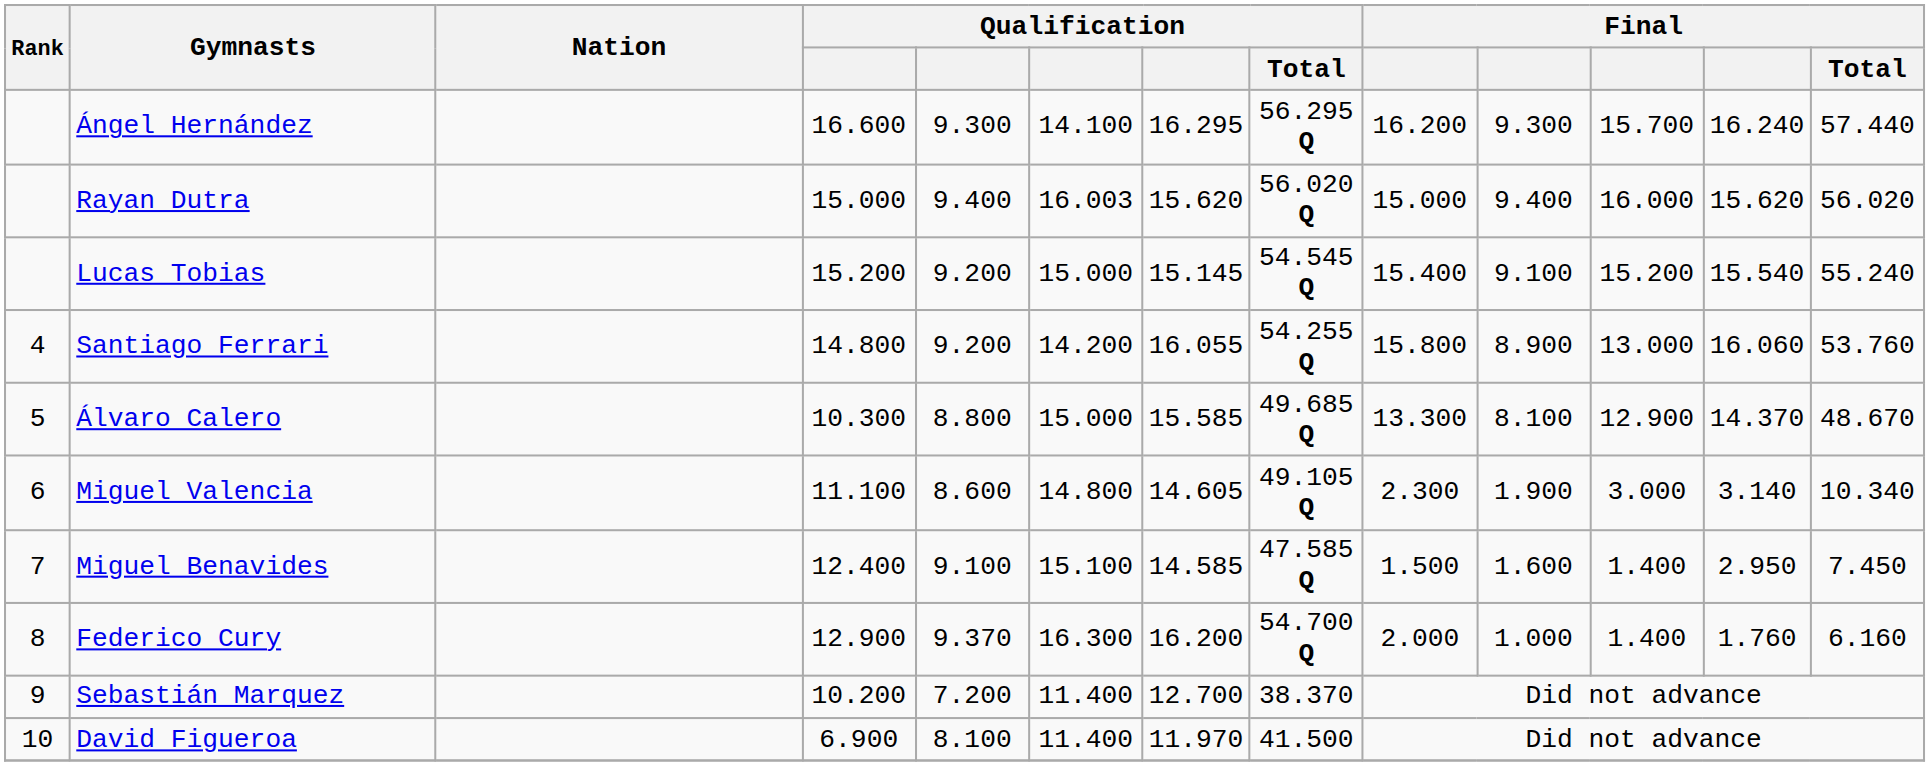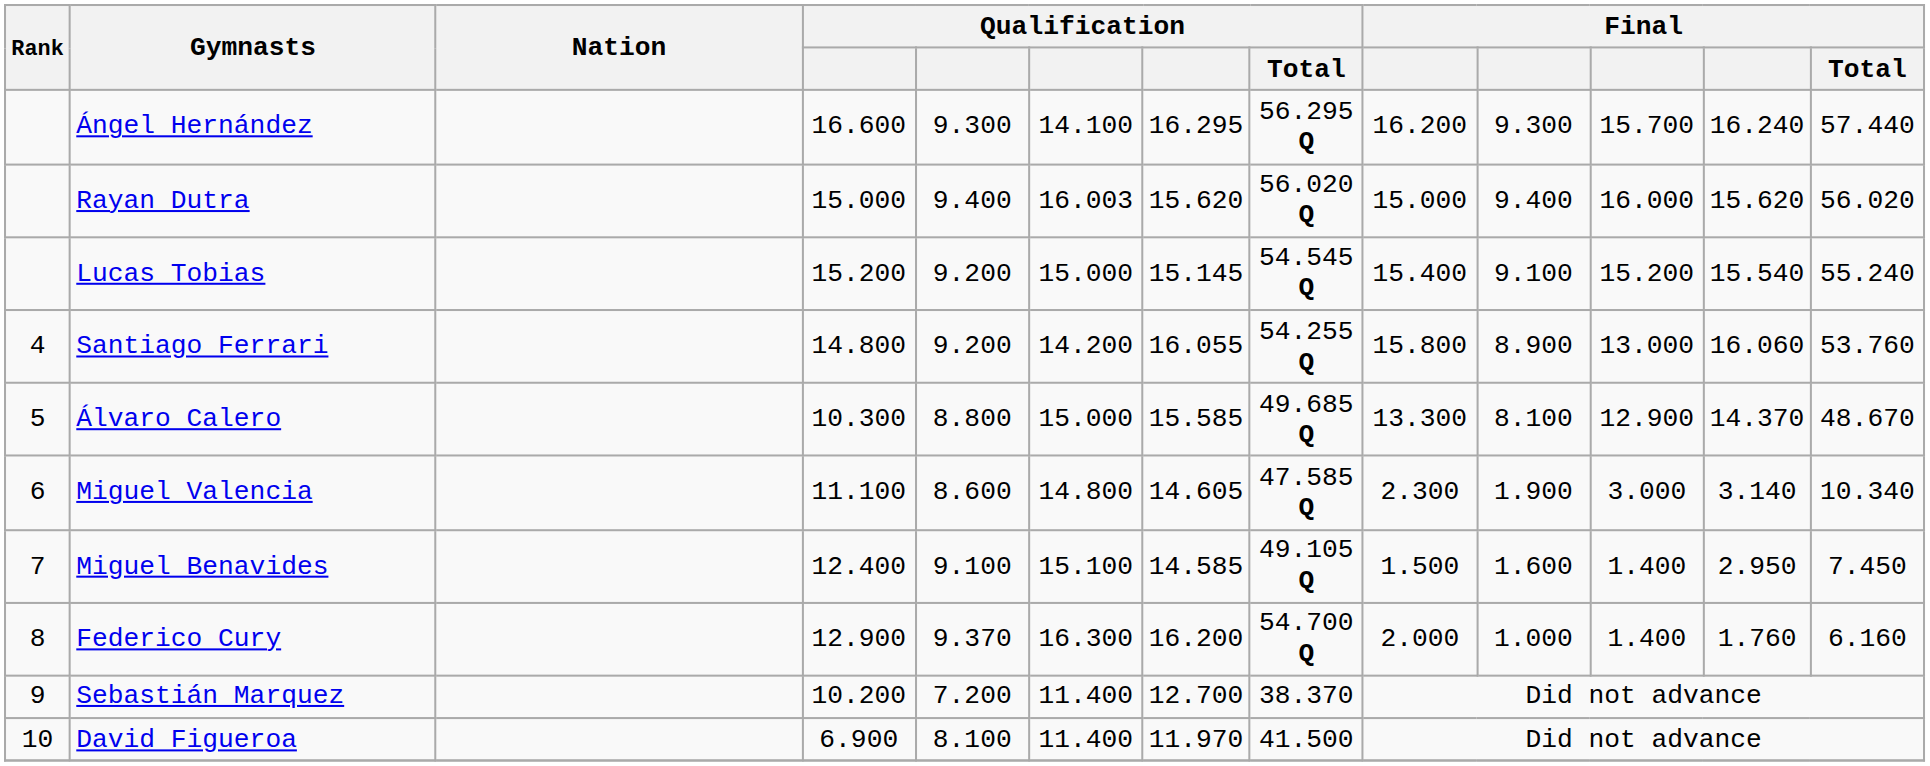(1306, 493) 49.105 Q -> (1306, 493) 47.585 Q
(1306, 566) 47.585 Q -> (1306, 566) 49.105 Q
